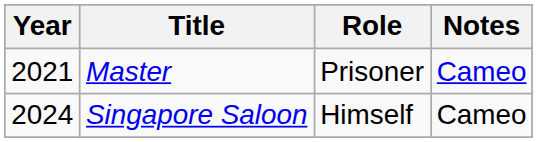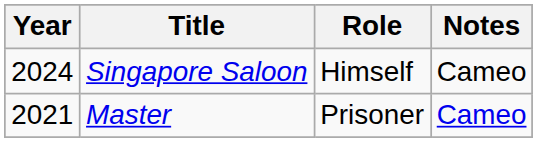rows swapped: (129, 70) <-> (197, 114)
